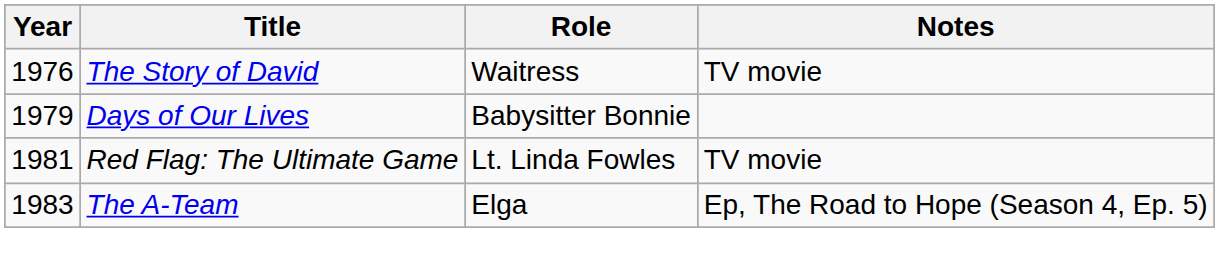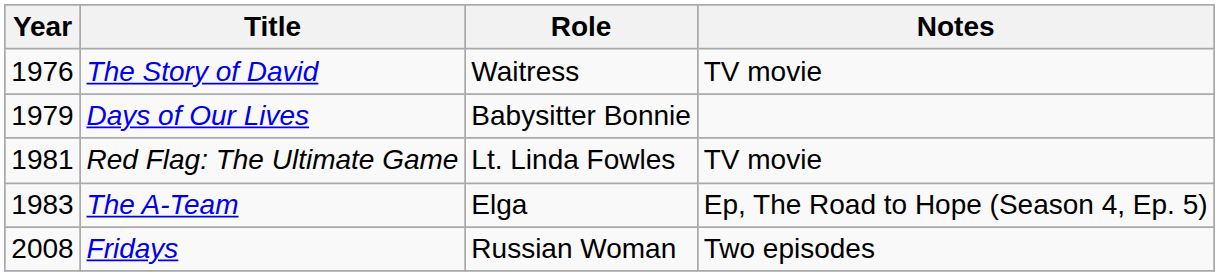+ row: (132, 248)
